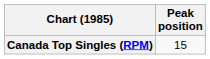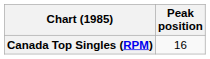(180, 44) 15 -> (180, 44) 16
